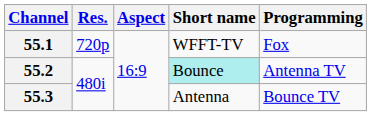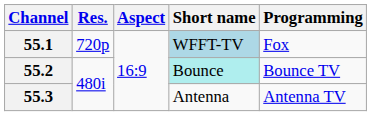(208, 44) no background -> (208, 44) lightblue background
(304, 70) Antenna TV -> (302, 70) Bounce TV
(302, 96) Bounce TV -> (304, 96) Antenna TV
